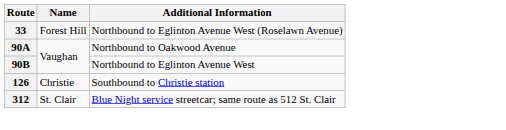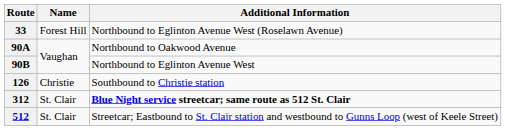(214, 99) normal -> (221, 99) bold
+ row: (21, 116)
